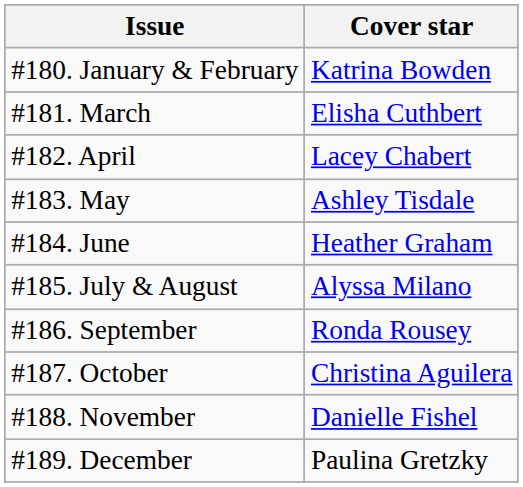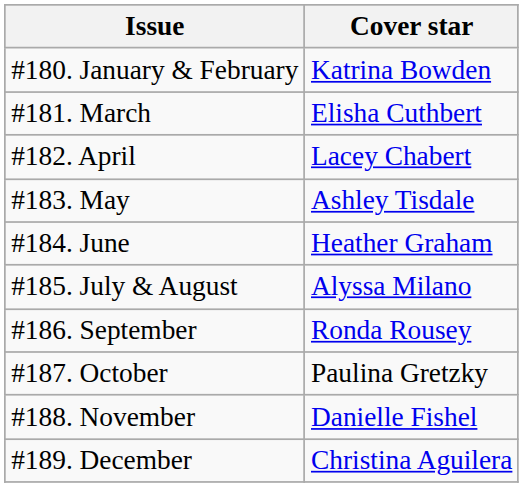(412, 373) Christina Aguilera -> (400, 373) Paulina Gretzky
(400, 460) Paulina Gretzky -> (412, 460) Christina Aguilera
